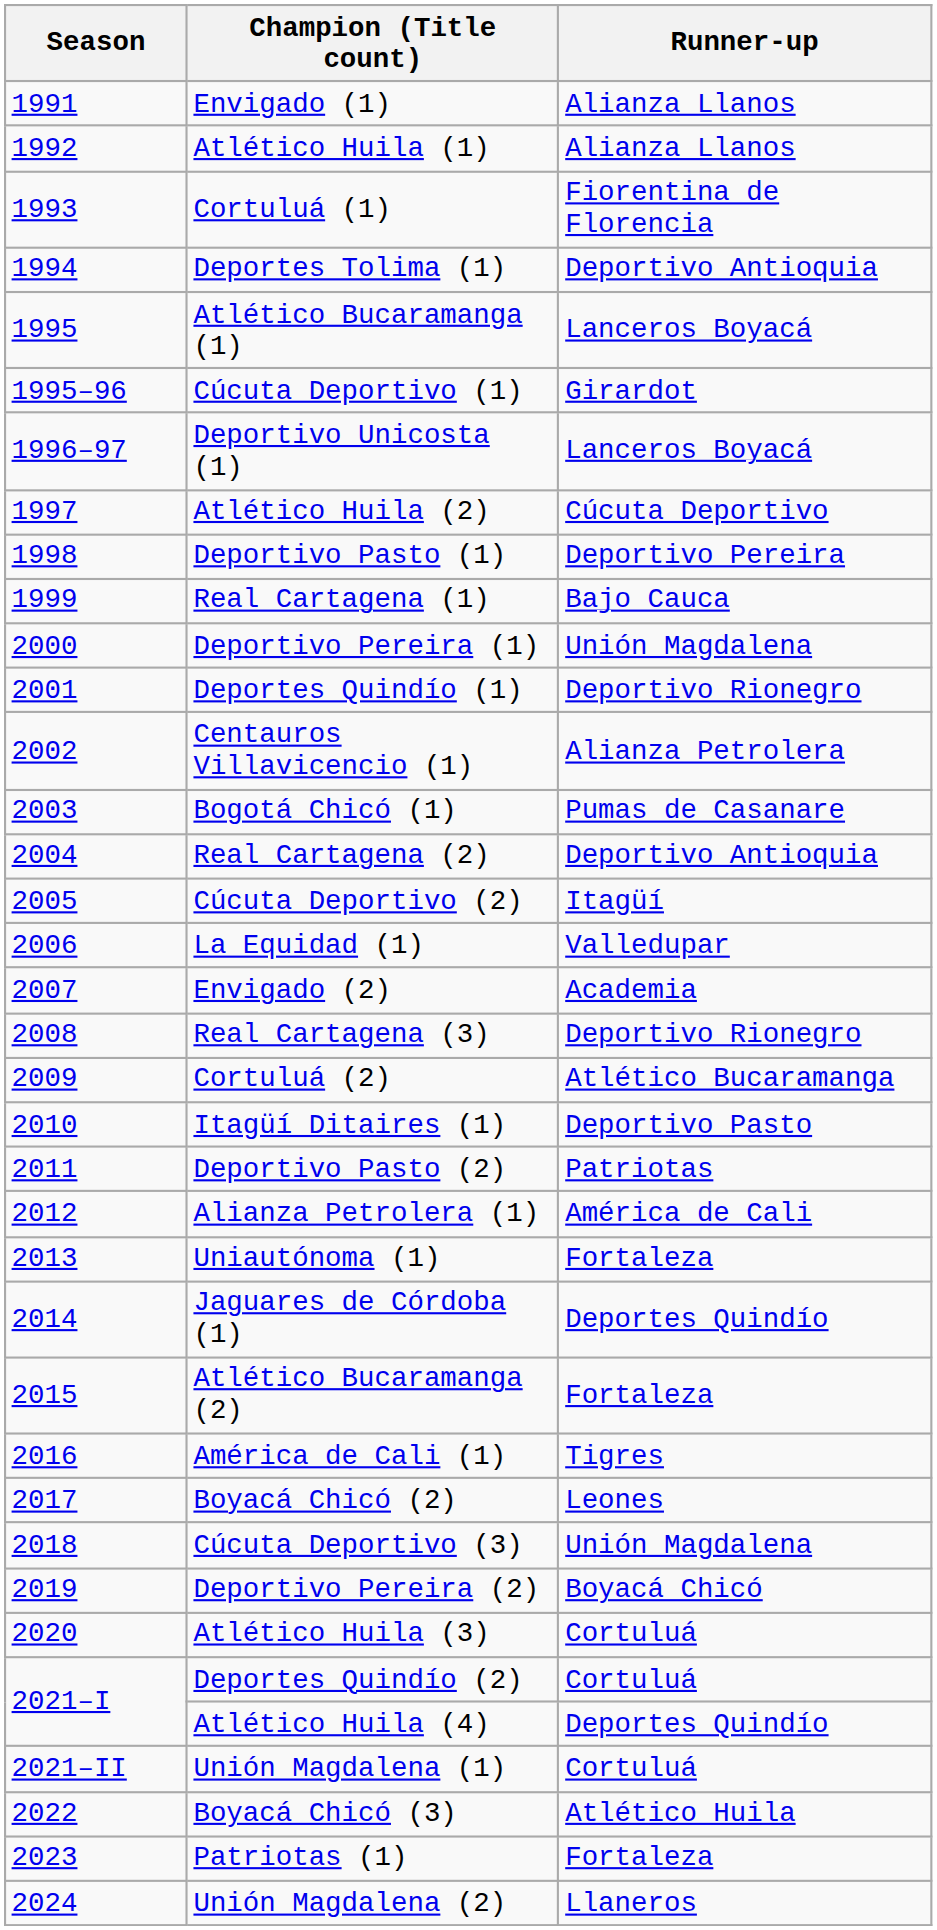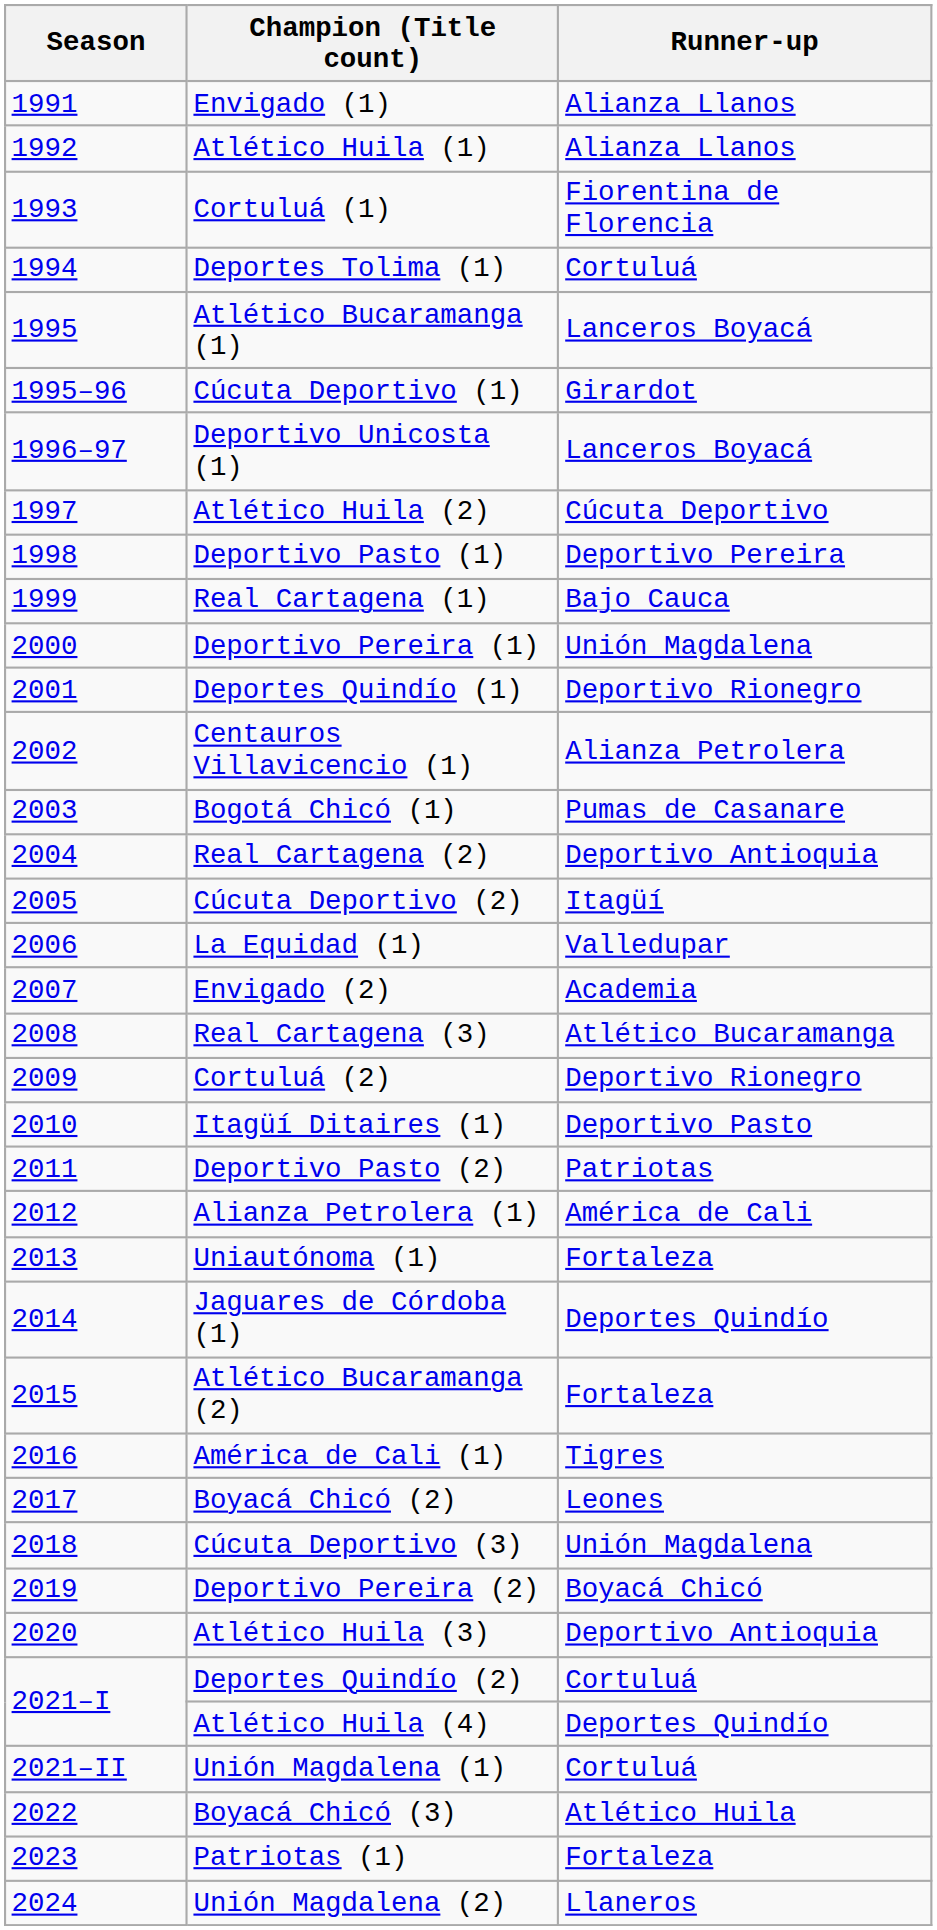(722, 270) Deportivo Antioquia -> (631, 270) Cortuluá
(713, 1035) Deportivo Rionegro -> (730, 1035) Atlético Bucaramanga
(730, 1080) Atlético Bucaramanga -> (713, 1080) Deportivo Rionegro
(631, 1635) Cortuluá -> (722, 1635) Deportivo Antioquia
